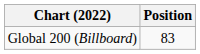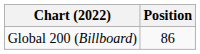(168, 37) 83 -> (168, 37) 86
